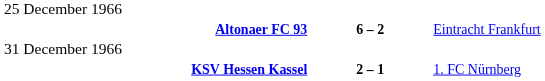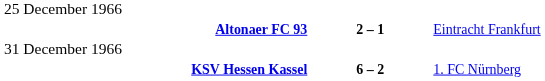(370, 29) 6 – 2 -> (370, 29) 2 – 1
(370, 69) 2 – 1 -> (370, 69) 6 – 2
